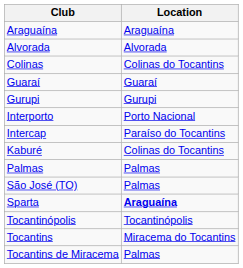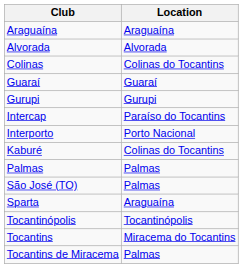rows swapped: (27, 133) <-> (30, 116)
(150, 202) bold -> (149, 202) normal
